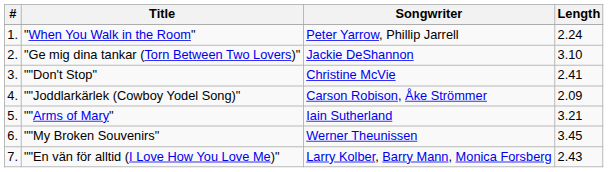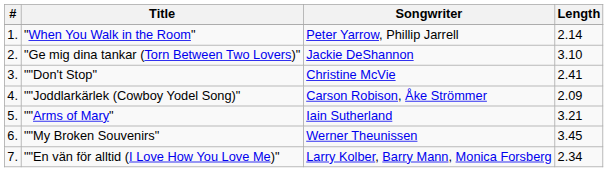(570, 34) 2.24 -> (570, 34) 2.14
(570, 156) 2.43 -> (570, 156) 2.34
